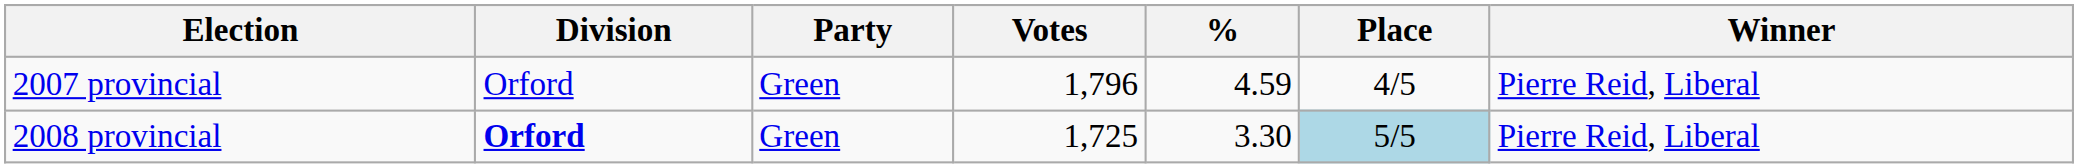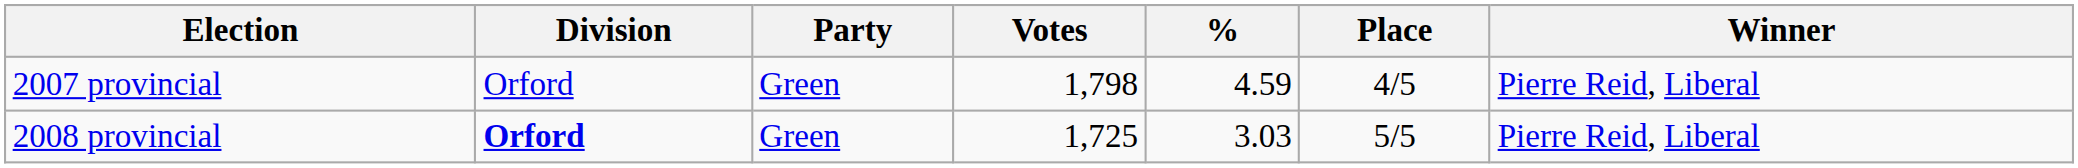(1101, 83) 1,796 -> (1101, 83) 1,798
(1263, 135) 3.30 -> (1263, 135) 3.03
(1395, 135) lightblue background -> (1395, 135) no background
